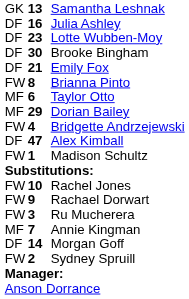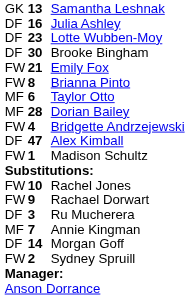(13, 67) DF -> (15, 67) FW
(35, 111) 29 -> (35, 111) 28
(15, 214) FW -> (13, 214) DF
